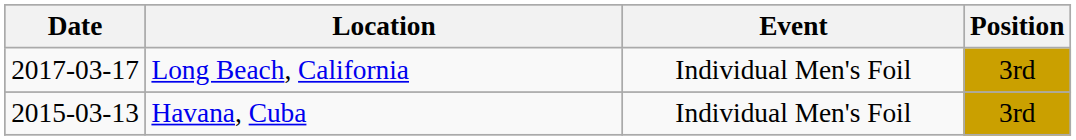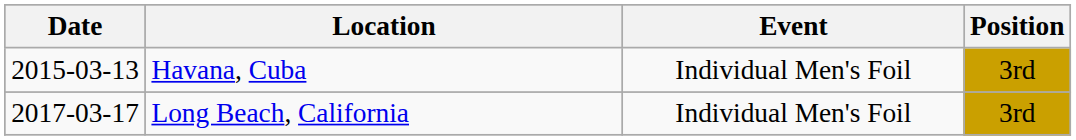rows swapped: (229, 112) <-> (280, 69)
